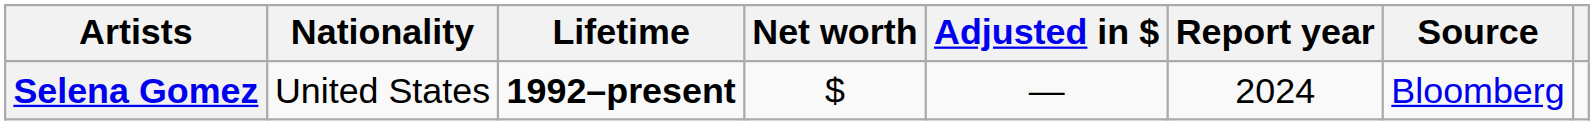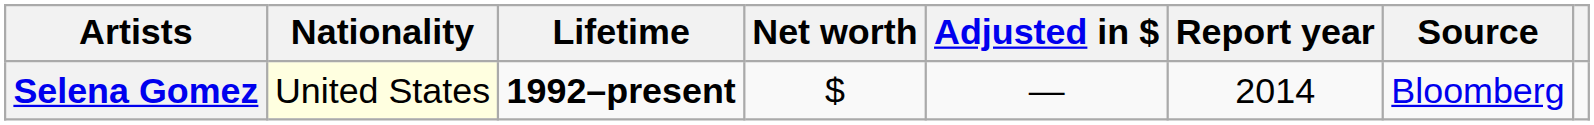(382, 89) no background -> (382, 89) lightyellow background
(1275, 89) 2024 -> (1275, 89) 2014
